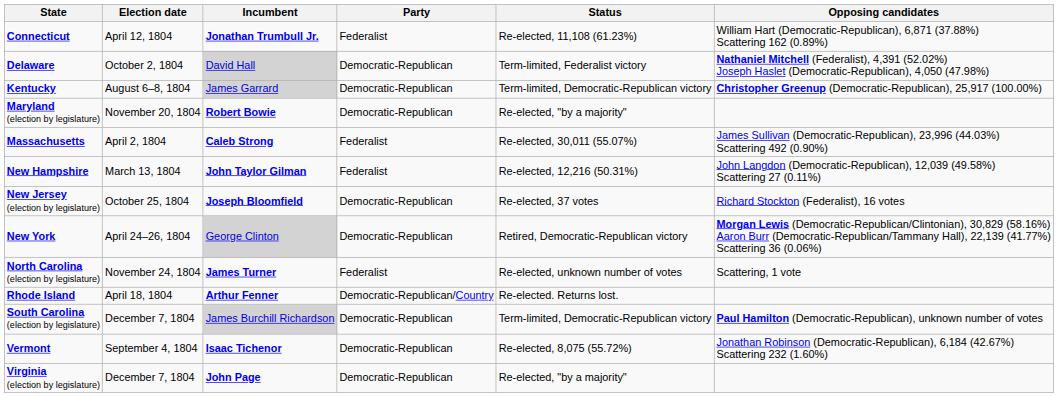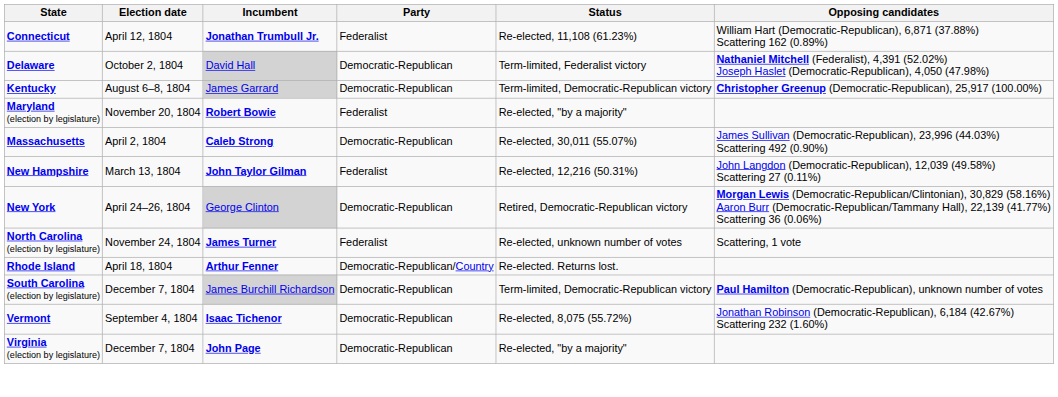(396, 112) Democratic-Republican -> (363, 112) Federalist
(363, 142) Federalist -> (396, 142) Democratic-Republican
- row: (53, 201)
